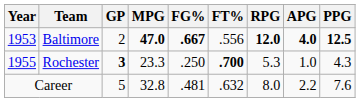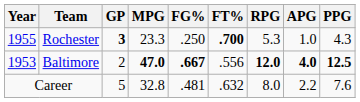rows swapped: (71, 39) <-> (71, 62)
